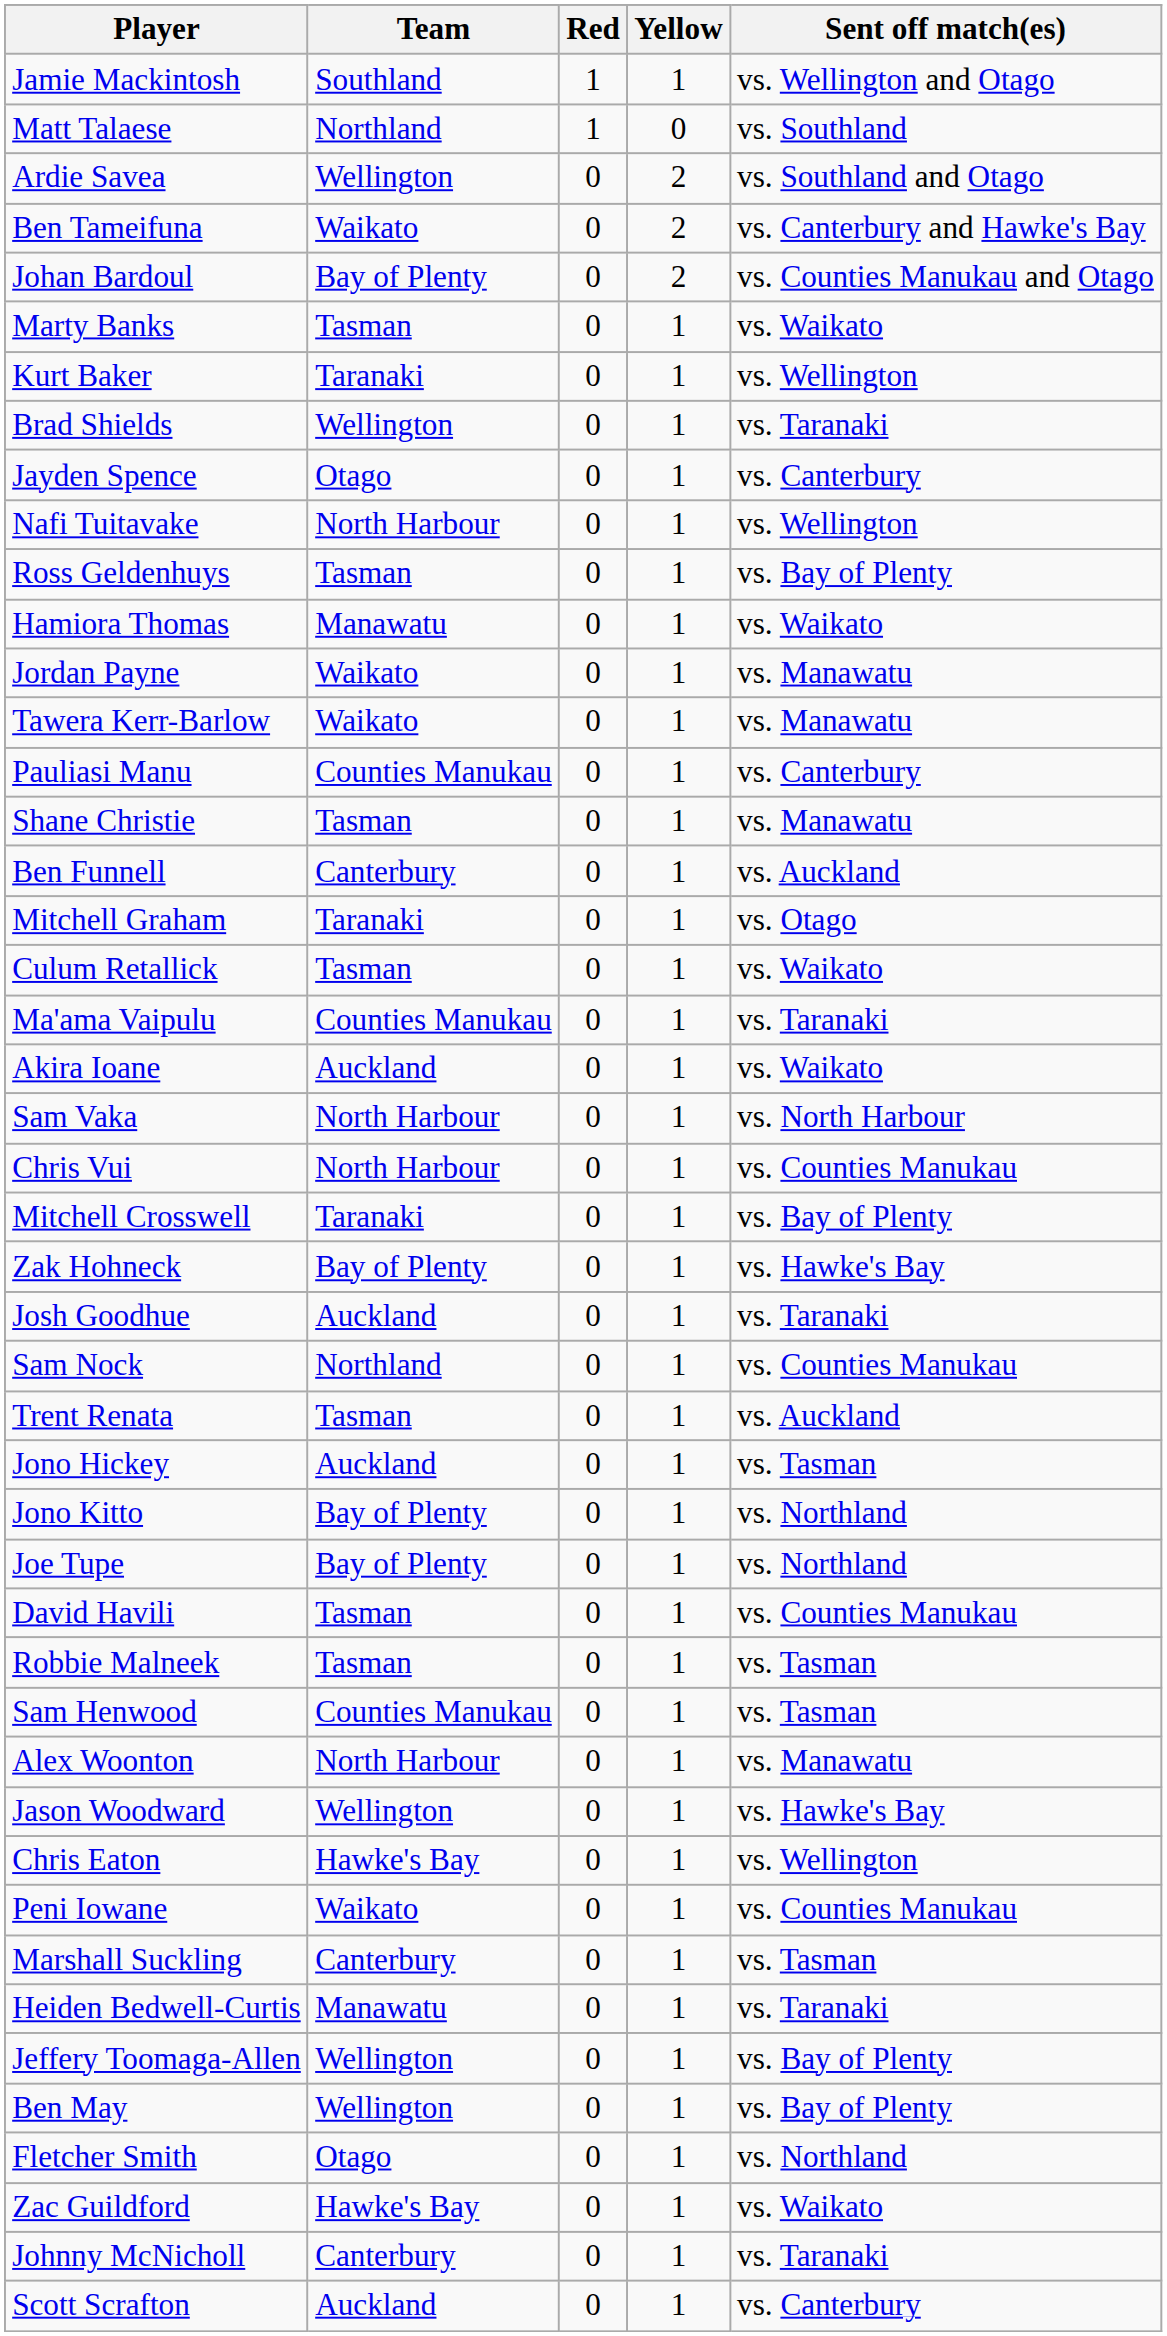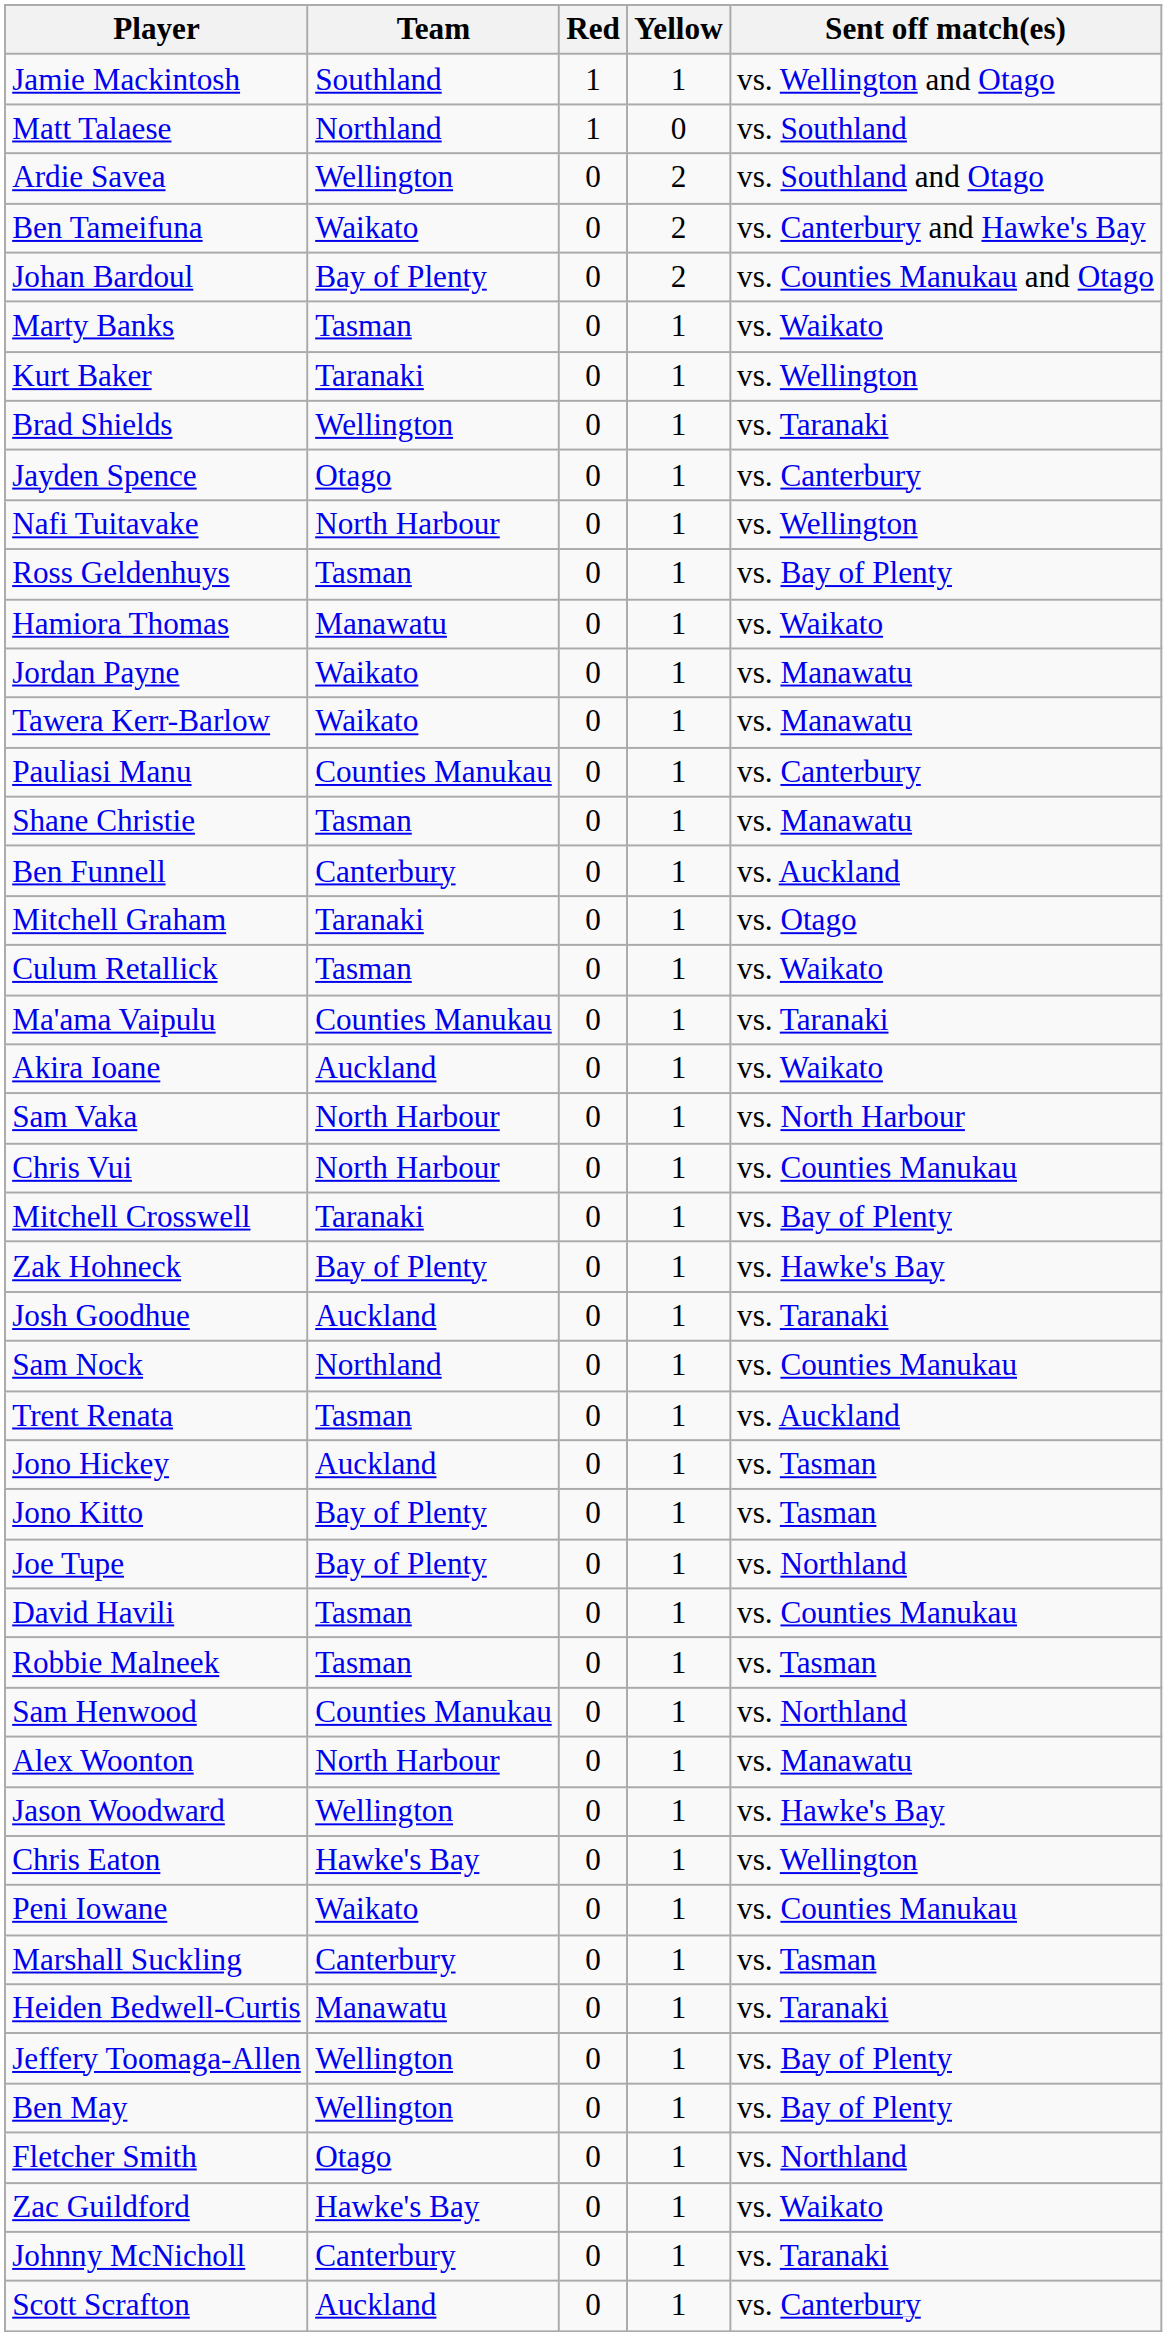(822, 1513) vs. Northland -> (807, 1513) vs. Tasman
(807, 1711) vs. Tasman -> (822, 1711) vs. Northland
